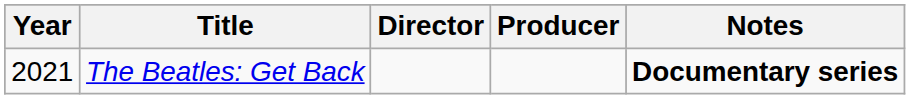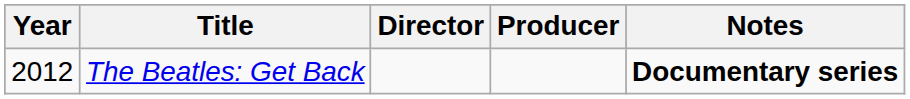(42, 70) 2021 -> (42, 70) 2012
